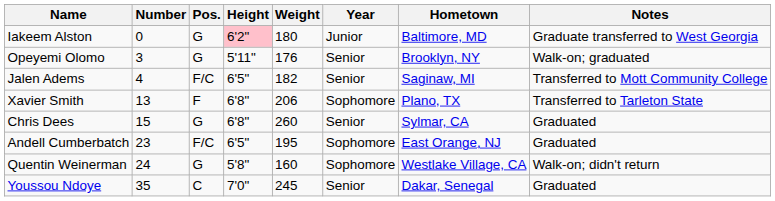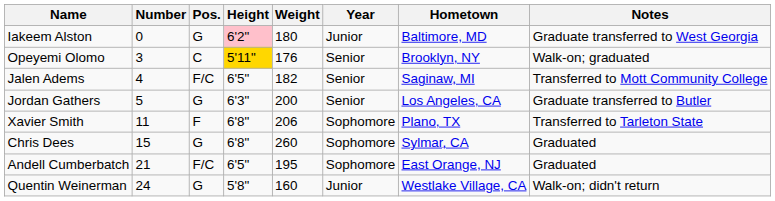(198, 57) G -> (197, 57) C
(241, 57) no background -> (241, 57) gold background
+ row: (54, 100)
(143, 100) 13 -> (142, 121) 11
(345, 121) Senior -> (361, 143) Sophomore
(143, 143) 23 -> (143, 164) 21
(361, 164) Sophomore -> (344, 185) Junior
- row: (54, 185)
